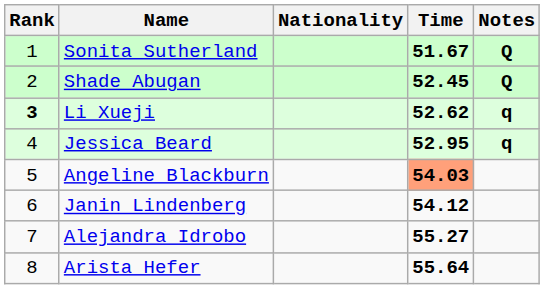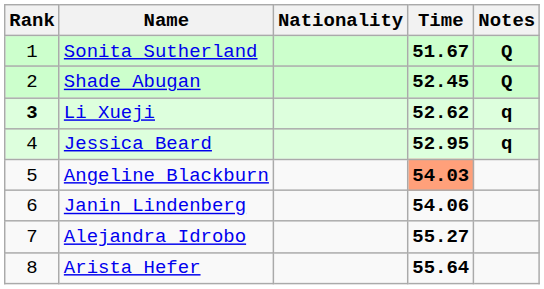(441, 206) 54.12 -> (441, 206) 54.06
